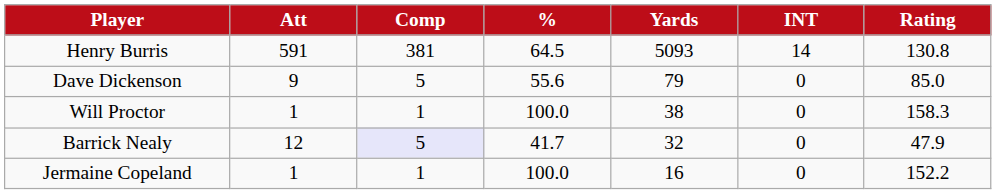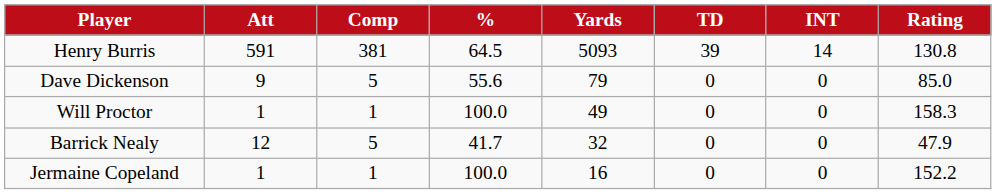+ column: (710, 19)
(674, 111) 38 -> (598, 111) 49
(420, 142) lavender background -> (373, 142) no background
